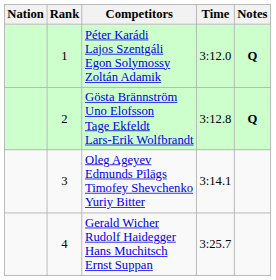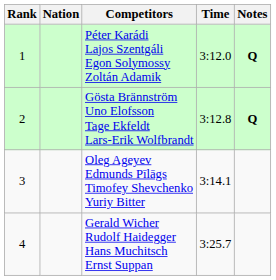columns swapped: (64, 14) <-> (26, 14)
